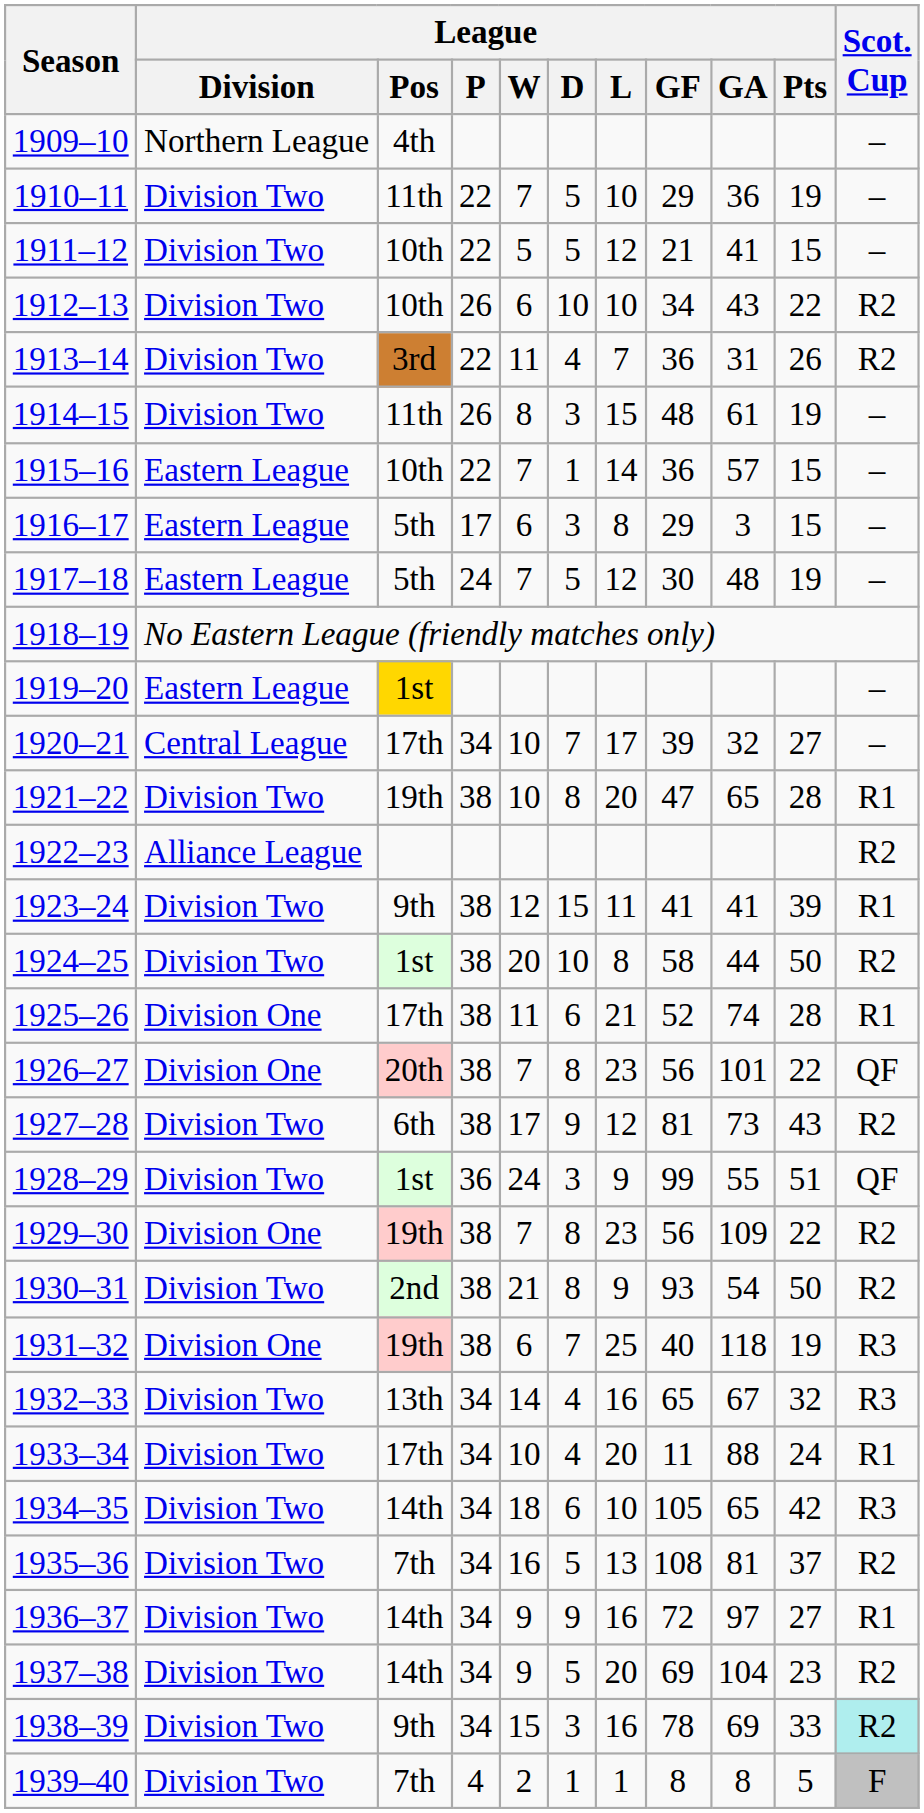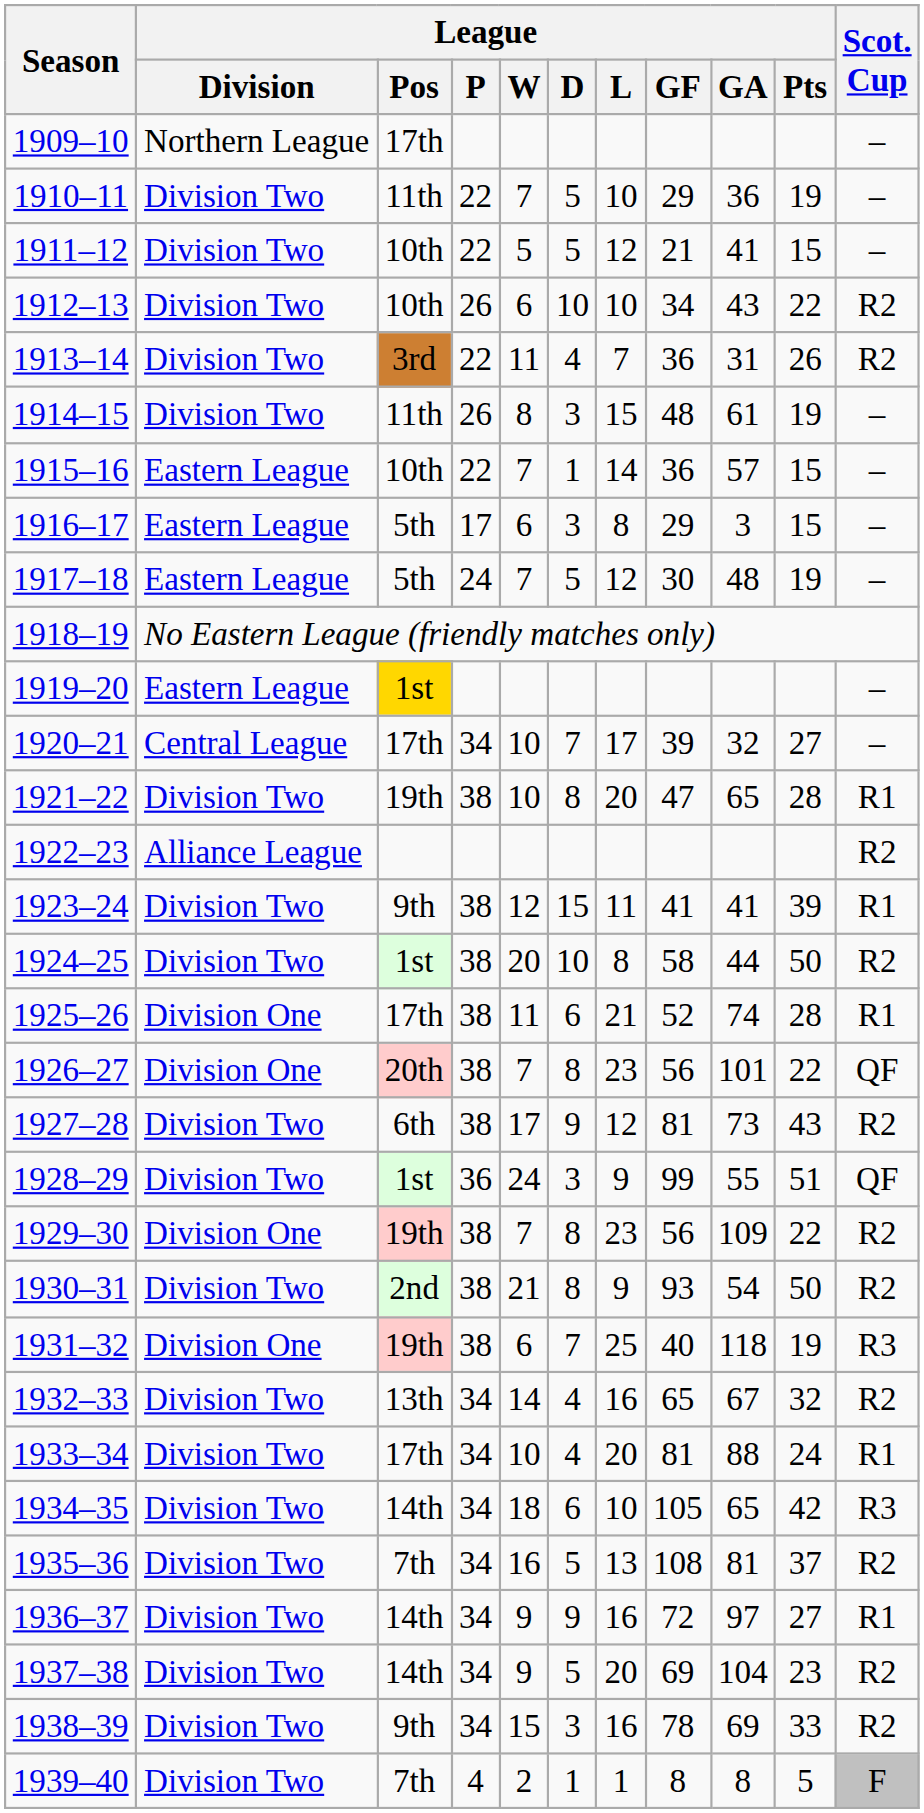(414, 141) 4th -> (414, 141) 17th
(877, 1397) R3 -> (877, 1397) R2
(678, 1452) 11 -> (678, 1452) 81
(877, 1725) paleturquoise background -> (877, 1725) no background
